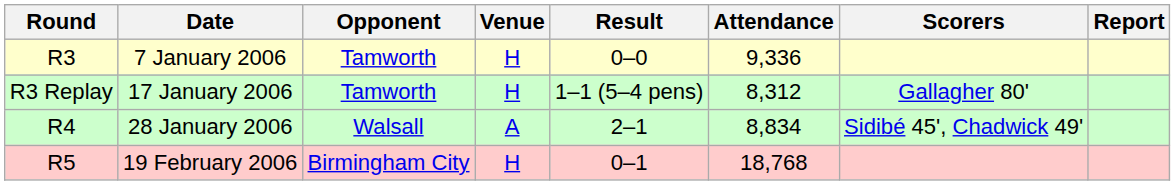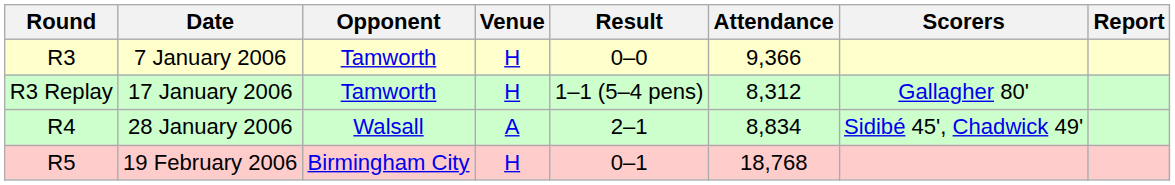(774, 57) 9,336 -> (774, 57) 9,366
